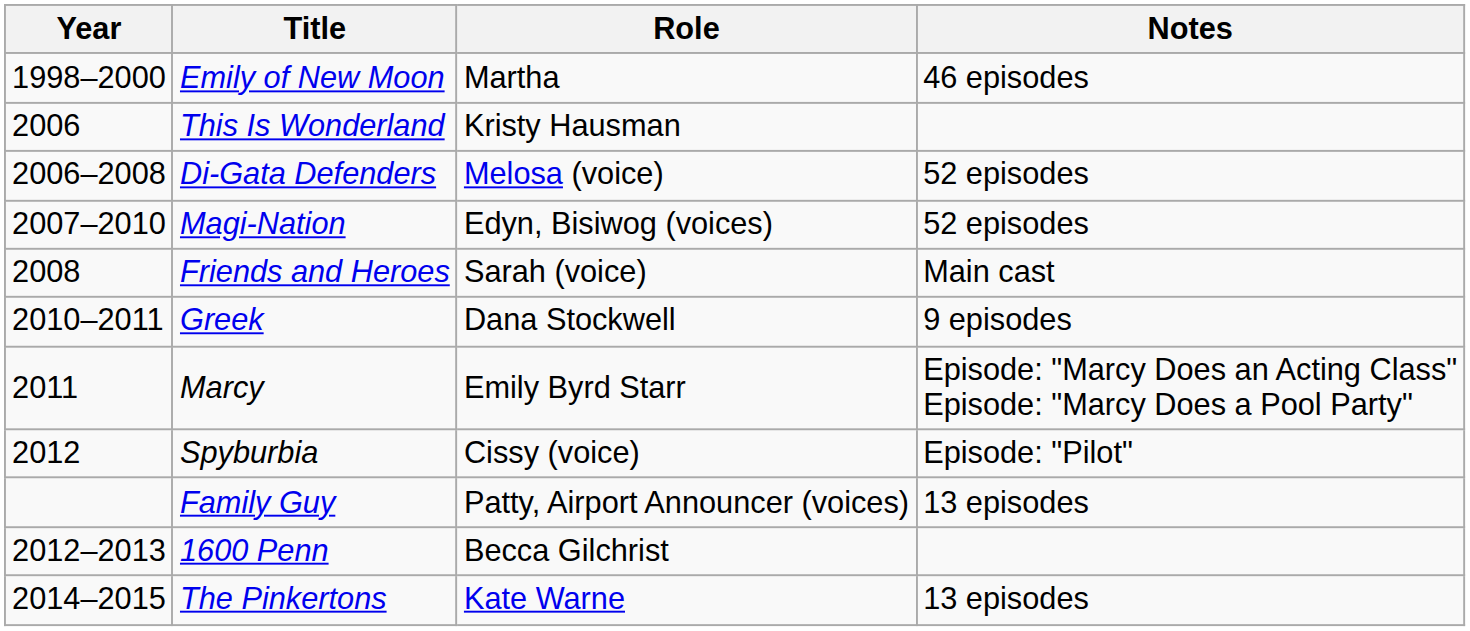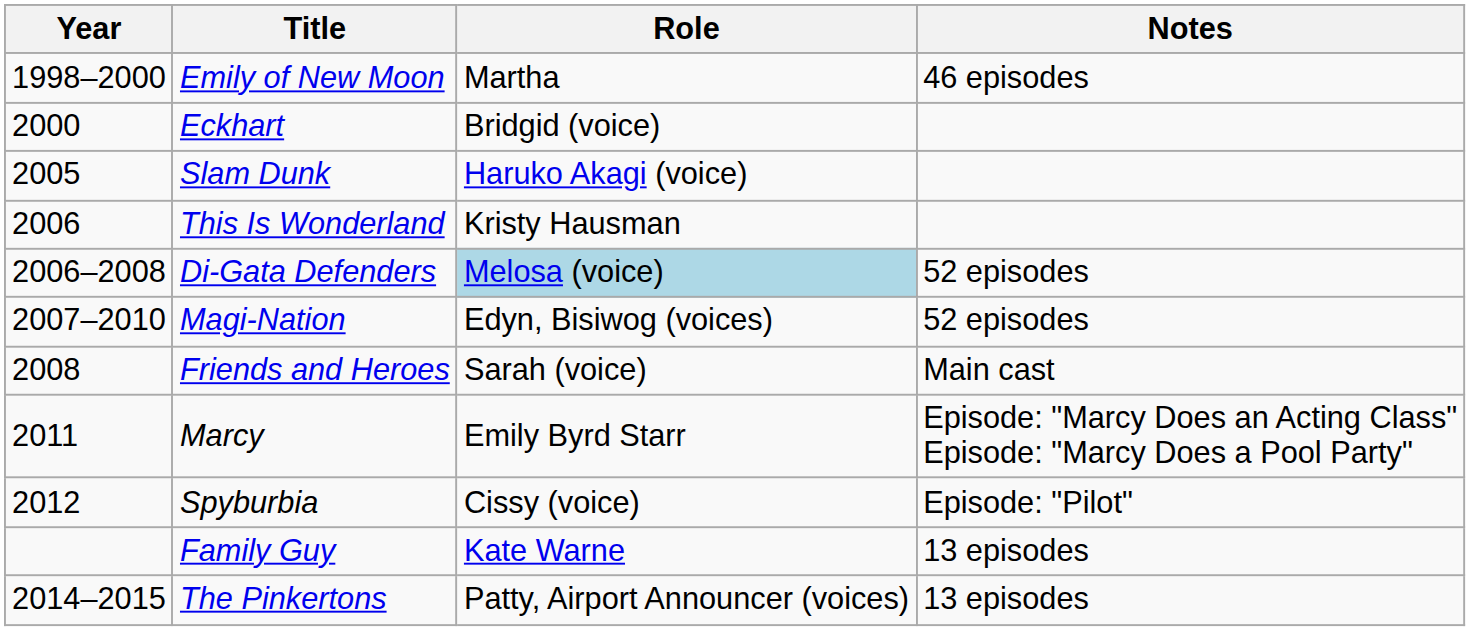+ row: (232, 126)
+ row: (255, 175)
(564, 175) no background -> (564, 272) lightblue background
- row: (222, 321)
(686, 501) Patty, Airport Announcer (voices) -> (544, 550) Kate Warne
- row: (254, 550)
(544, 599) Kate Warne -> (686, 599) Patty, Airport Announcer (voices)
